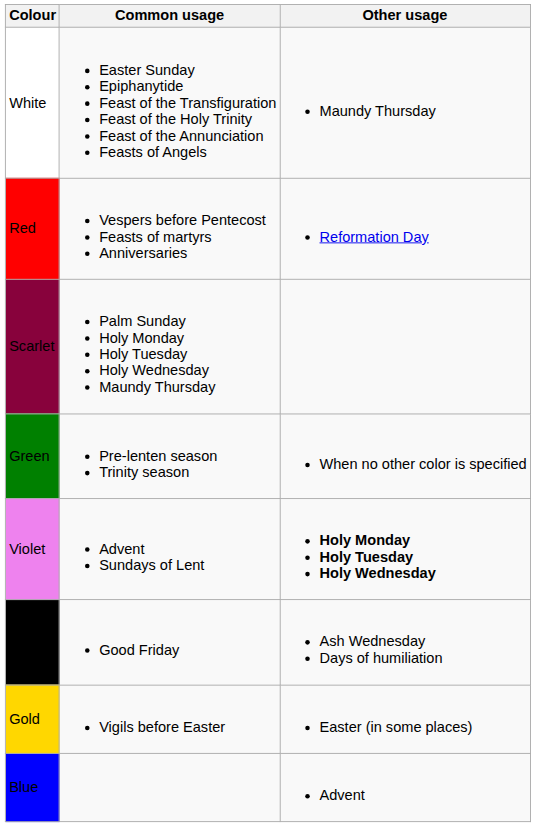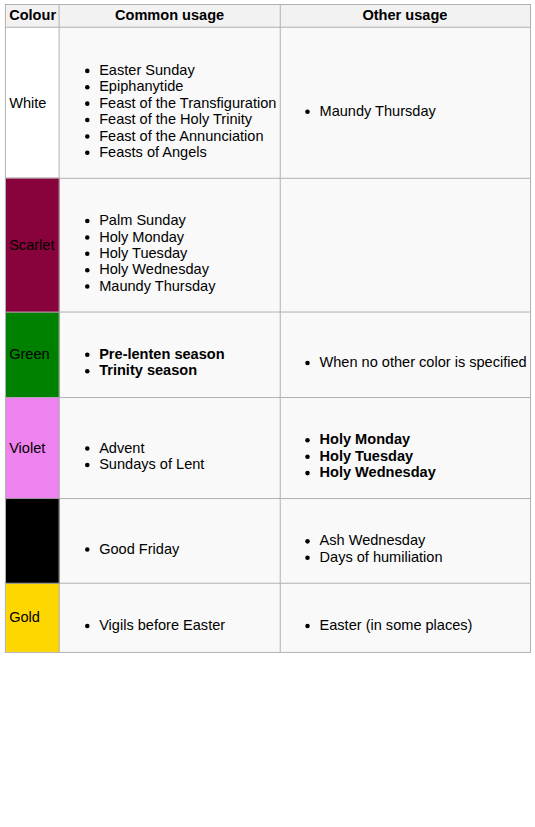- row: (22, 228)
(170, 464) normal -> (170, 363) bold
- row: (24, 787)
